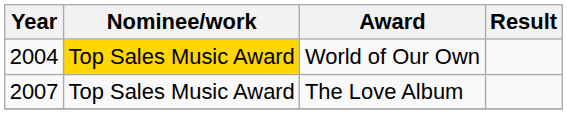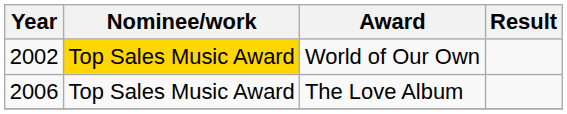(34, 56) 2004 -> (34, 56) 2002
(34, 91) 2007 -> (34, 91) 2006
